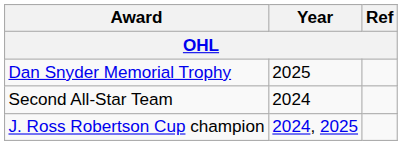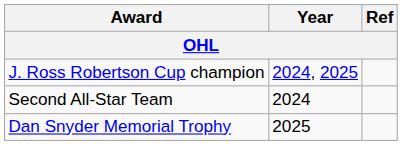rows swapped: (136, 126) <-> (120, 72)
